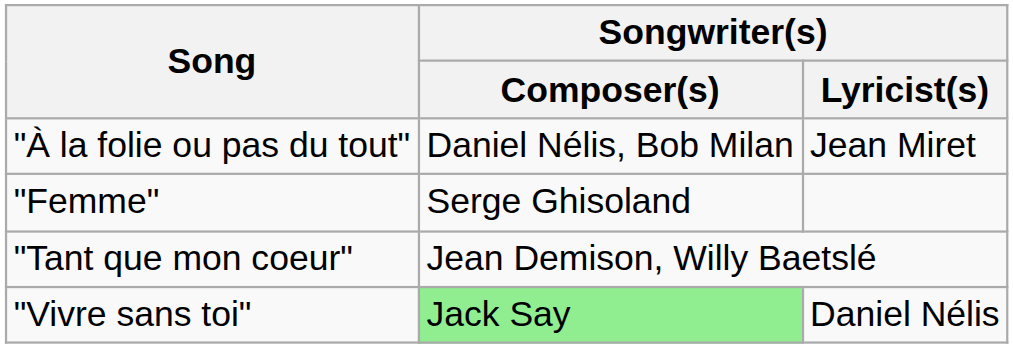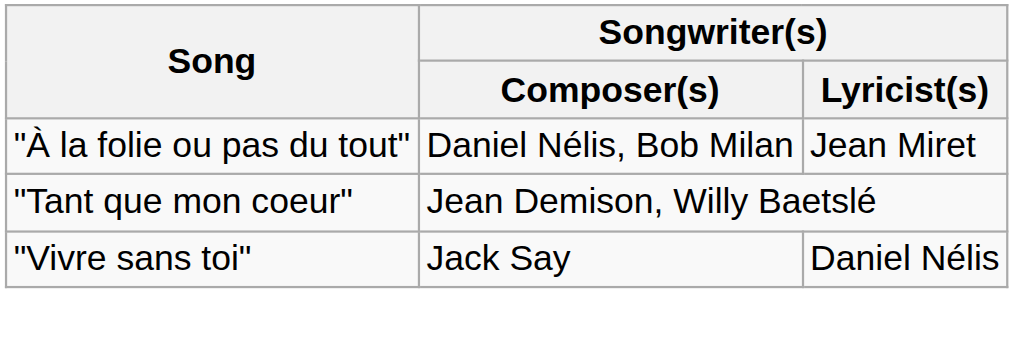- row: (86, 201)
(499, 314) lightgreen background -> (499, 257) no background
